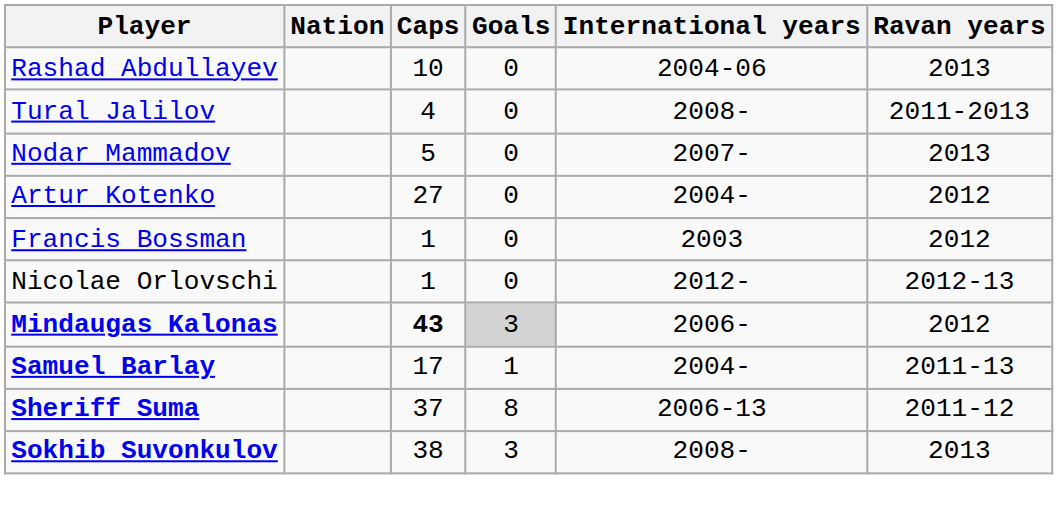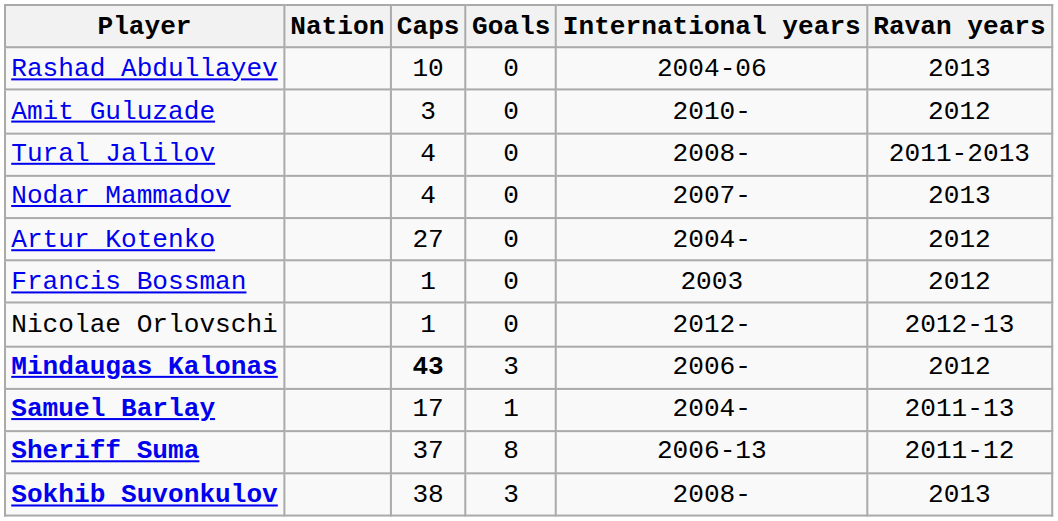+ row: (113, 111)
(428, 154) 5 -> (428, 197) 4
(511, 324) lightgrey background -> (511, 367) no background
